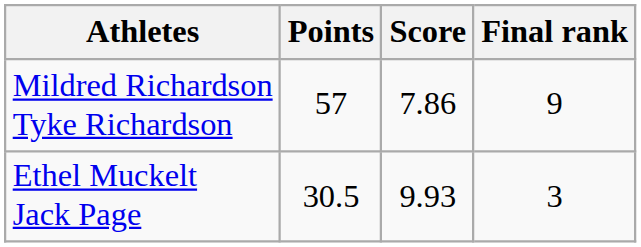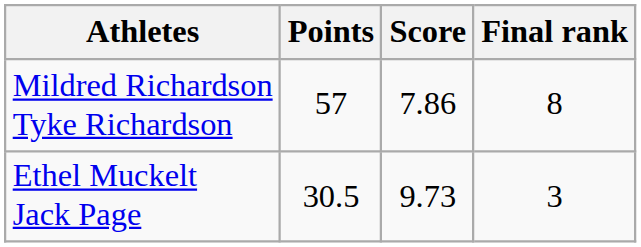(555, 104) 9 -> (555, 104) 8
(428, 195) 9.93 -> (428, 195) 9.73
